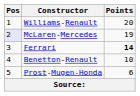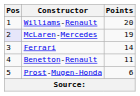(129, 48) bold -> (129, 48) normal
(129, 60) 10 -> (129, 60) 11
